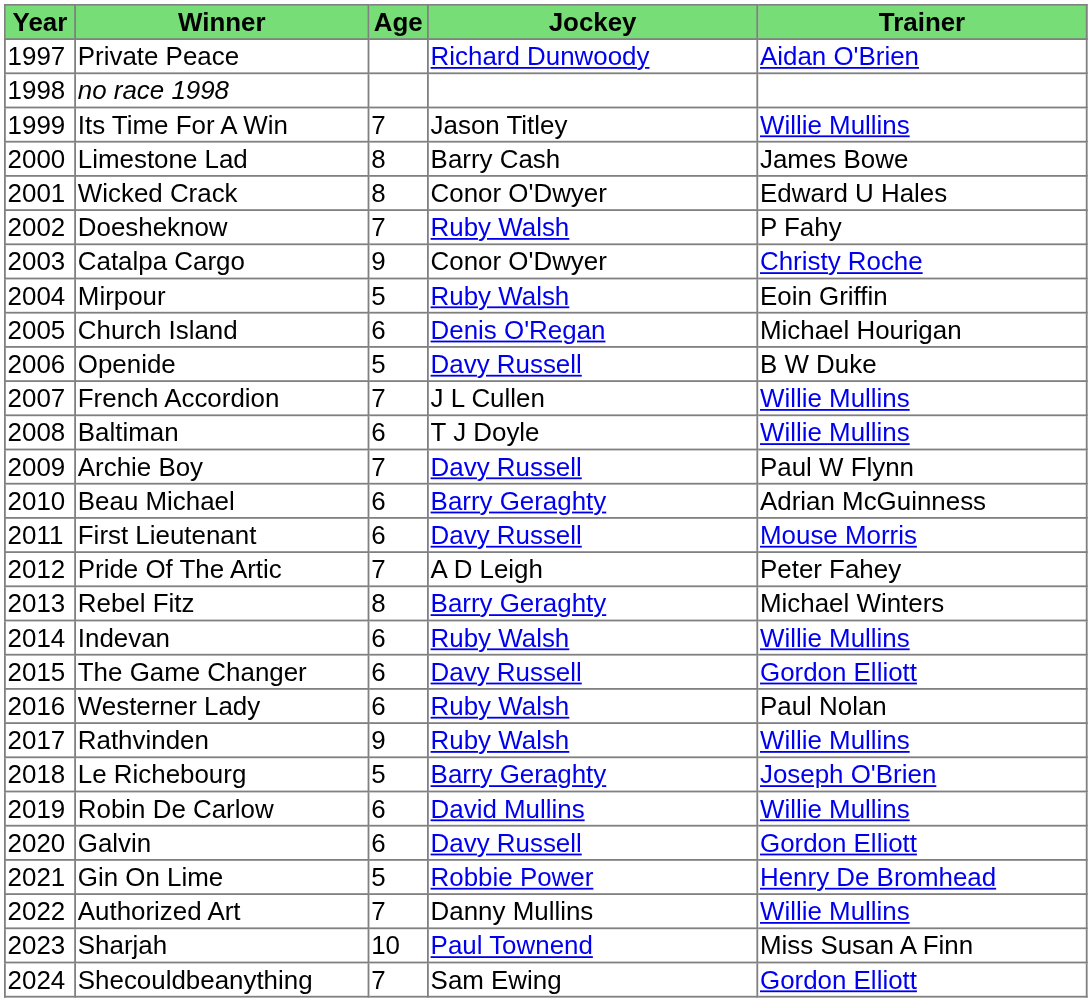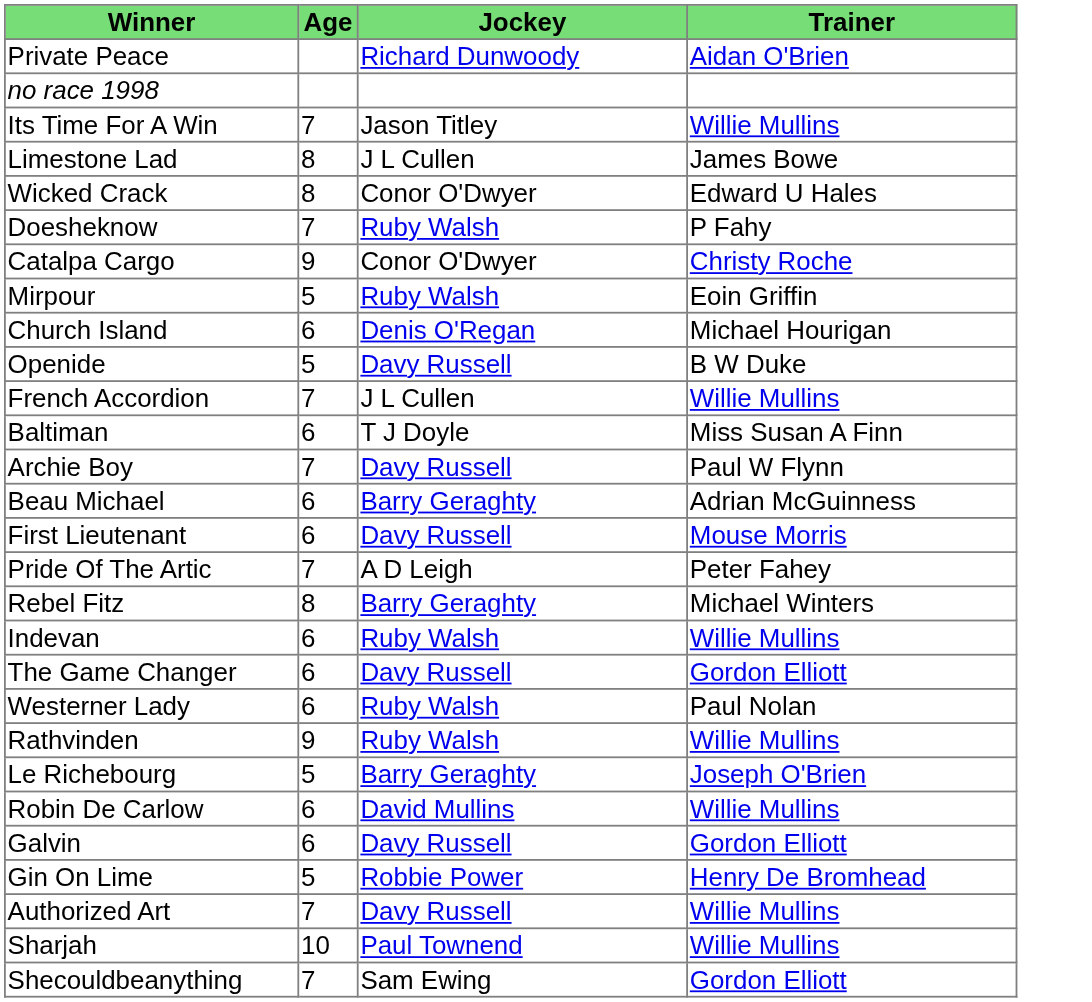- column: (40, 22)
(495, 159) Barry Cash -> (418, 159) J L Cullen
(835, 432) Willie Mullins -> (796, 432) Miss Susan A Finn
(512, 911) Danny Mullins -> (436, 911) Davy Russell
(867, 945) Miss Susan A Finn -> (765, 945) Willie Mullins
